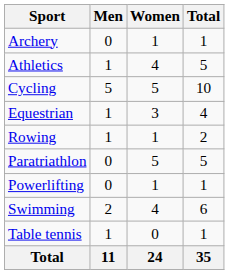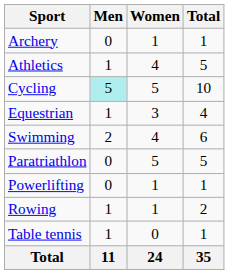(108, 88) no background -> (108, 88) paleturquoise background
rows swapped: (32, 137) <-> (41, 209)
